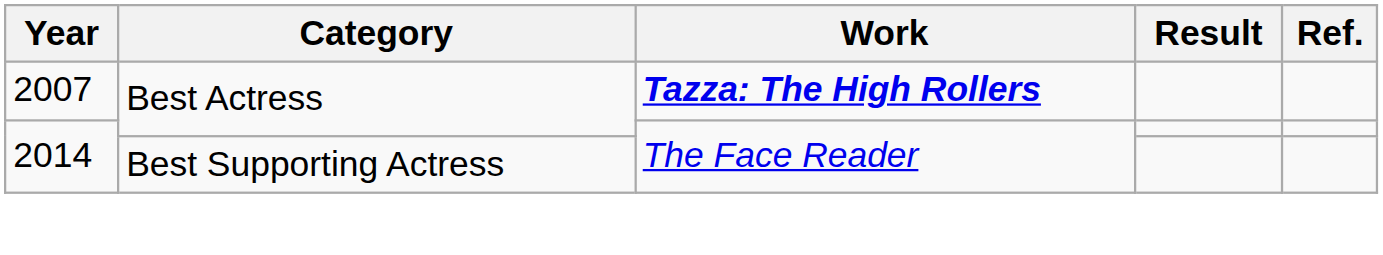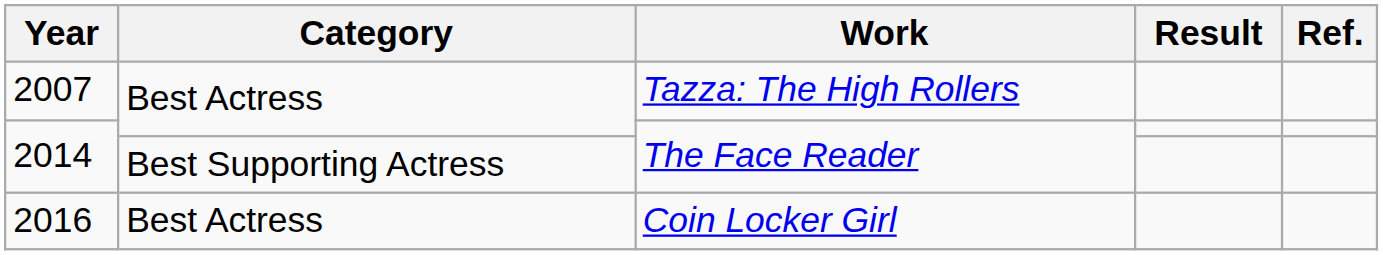(842, 89) bold -> (831, 89) normal
+ row: (53, 220)
